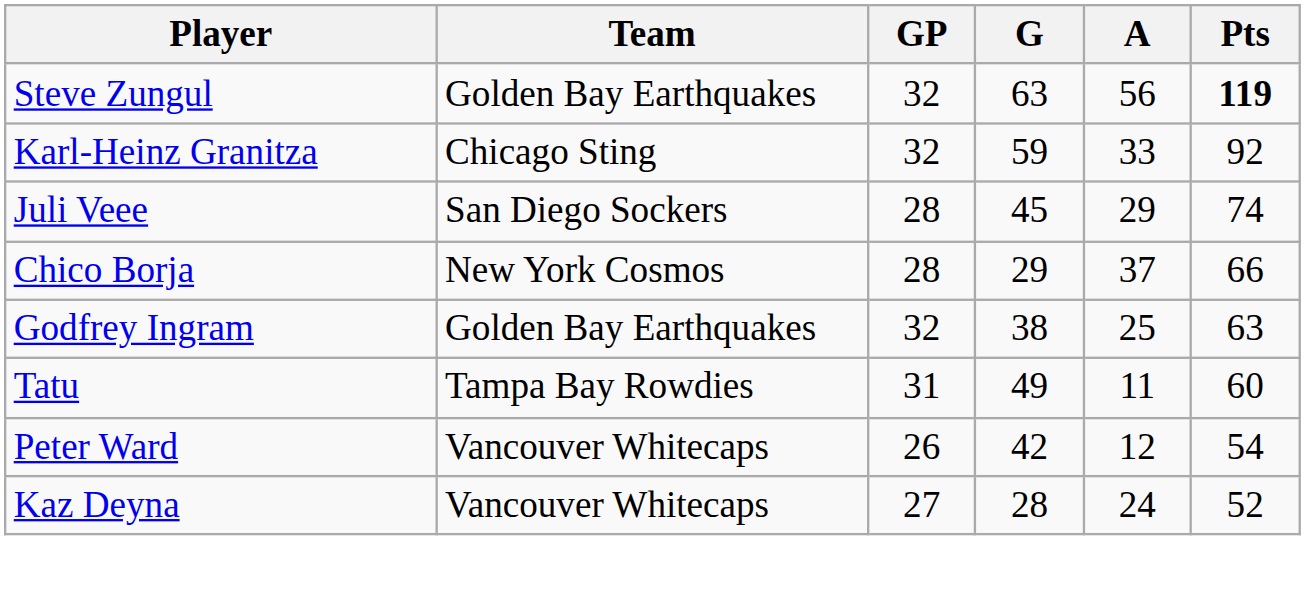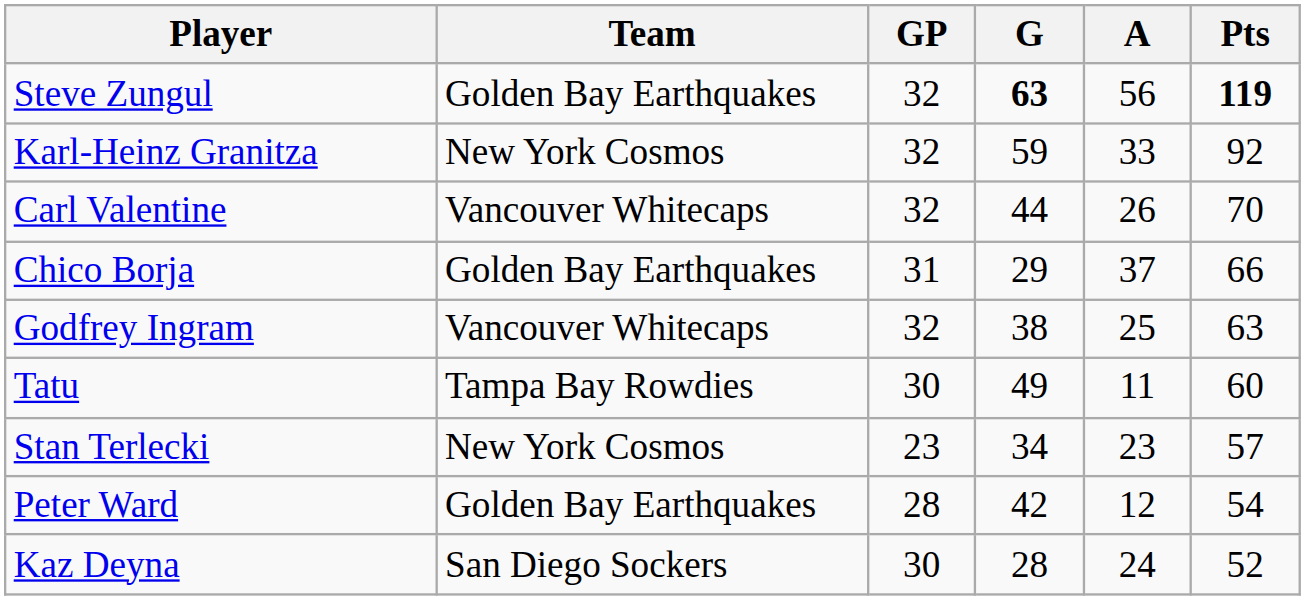(1029, 92) normal -> (1029, 92) bold
(551, 151) Chicago Sting -> (585, 151) New York Cosmos
- row: (81, 210)
+ row: (120, 210)
(585, 269) New York Cosmos -> (631, 269) Golden Bay Earthquakes
(922, 269) 28 -> (922, 269) 31
(631, 328) Golden Bay Earthquakes -> (607, 328) Vancouver Whitecaps
(922, 387) 31 -> (922, 387) 30
+ row: (112, 446)
(607, 446) Vancouver Whitecaps -> (631, 504) Golden Bay Earthquakes
(922, 446) 26 -> (922, 504) 28
(607, 504) Vancouver Whitecaps -> (586, 563) San Diego Sockers
(922, 504) 27 -> (922, 563) 30
